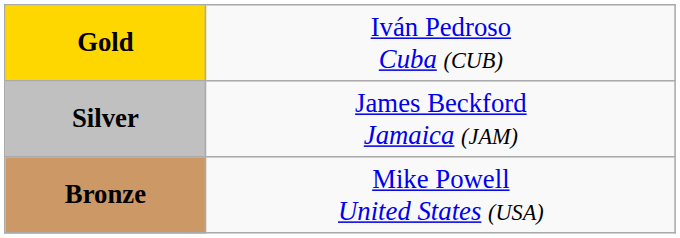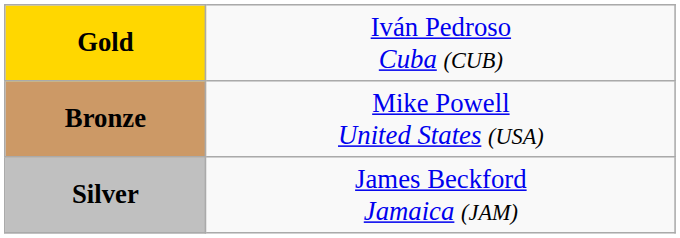rows swapped: (105, 118) <-> (105, 194)
